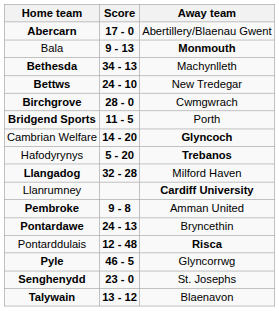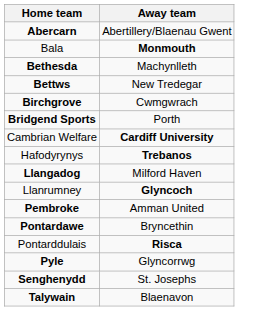- column: (120, 13)
(207, 137) Glyncoch -> (167, 137) Cardiff University
(207, 191) Cardiff University -> (167, 191) Glyncoch
